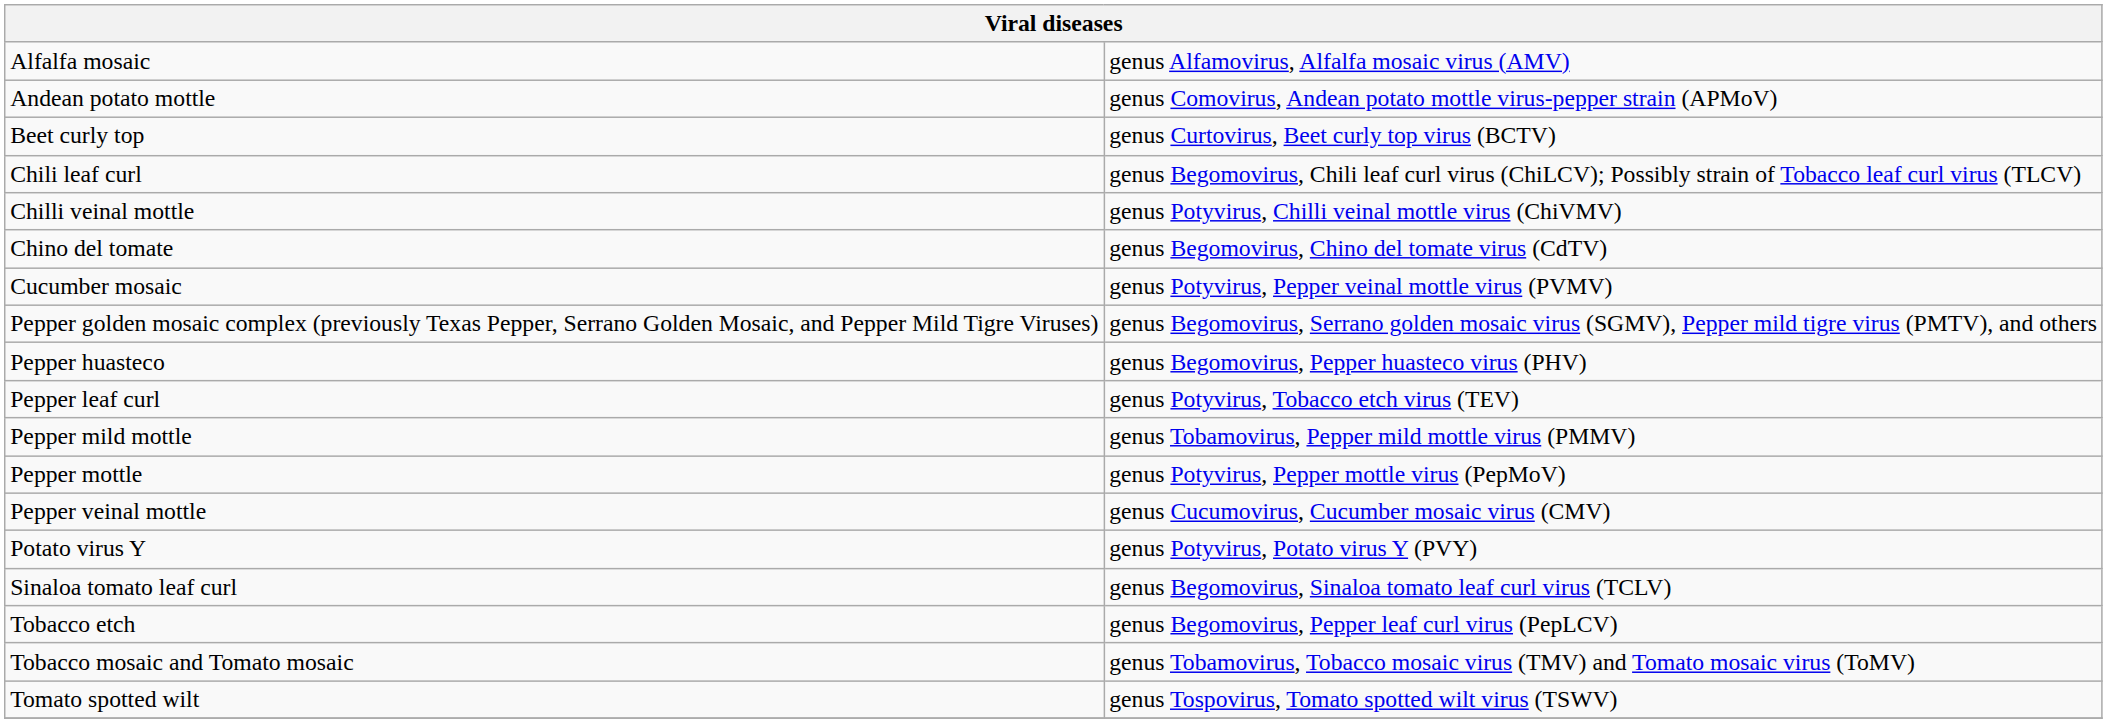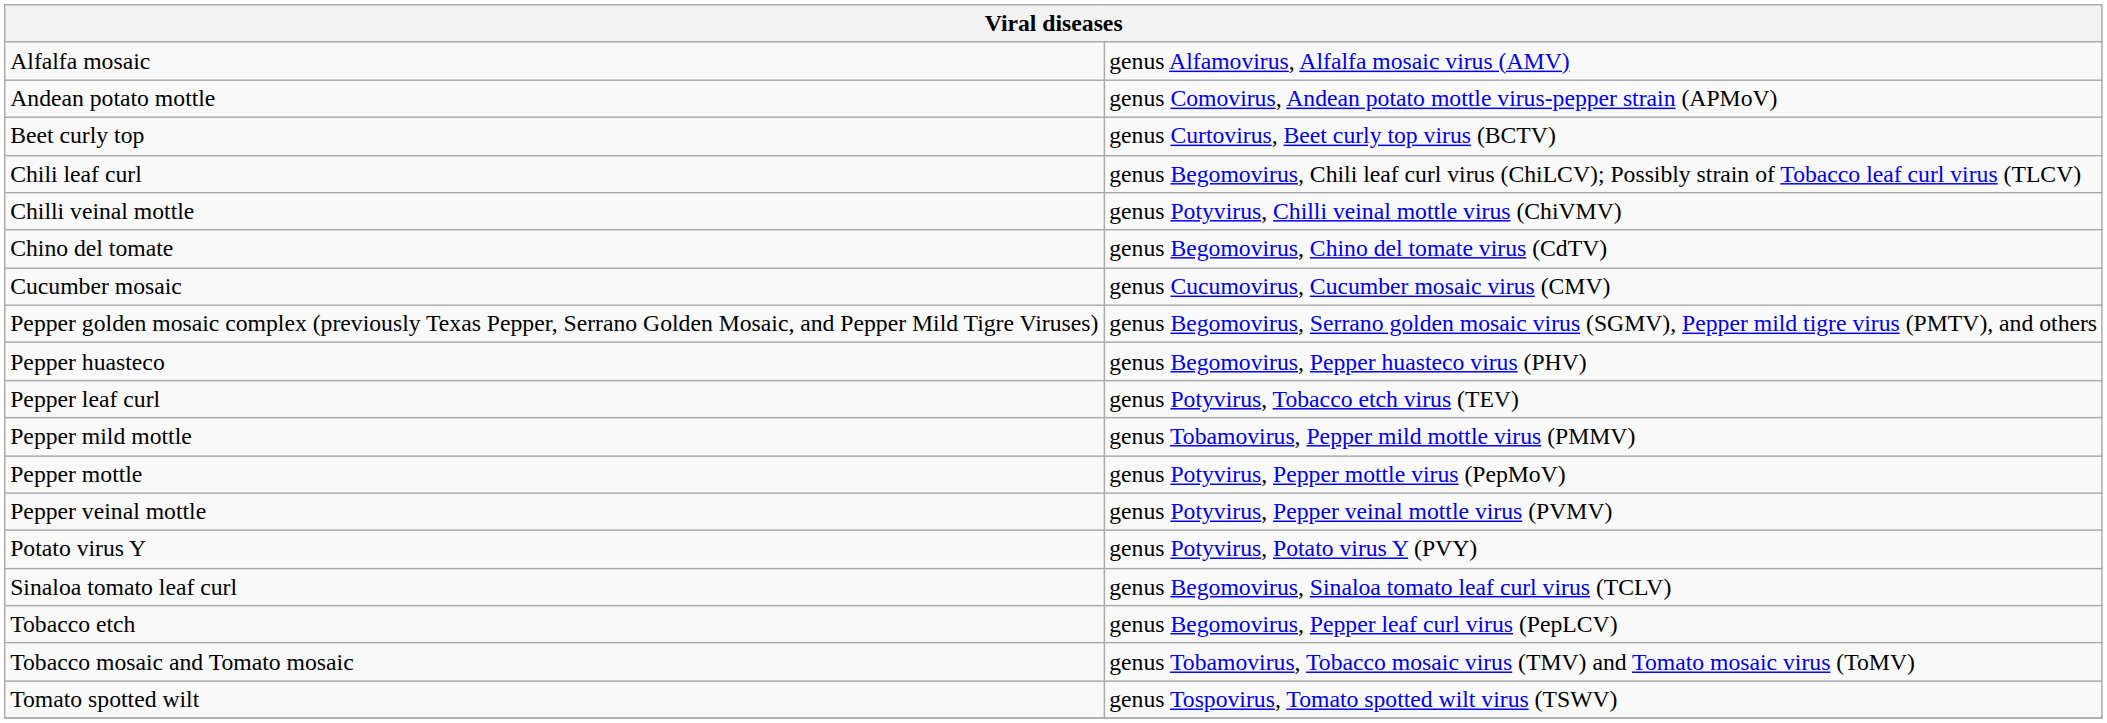(1361, 286) genus Potyvirus, Pepper veinal mottle virus (PVMV) -> (1360, 286) genus Cucumovirus, Cucumber mosaic virus (CMV)
(1360, 511) genus Cucumovirus, Cucumber mosaic virus (CMV) -> (1361, 511) genus Potyvirus, Pepper veinal mottle virus (PVMV)
